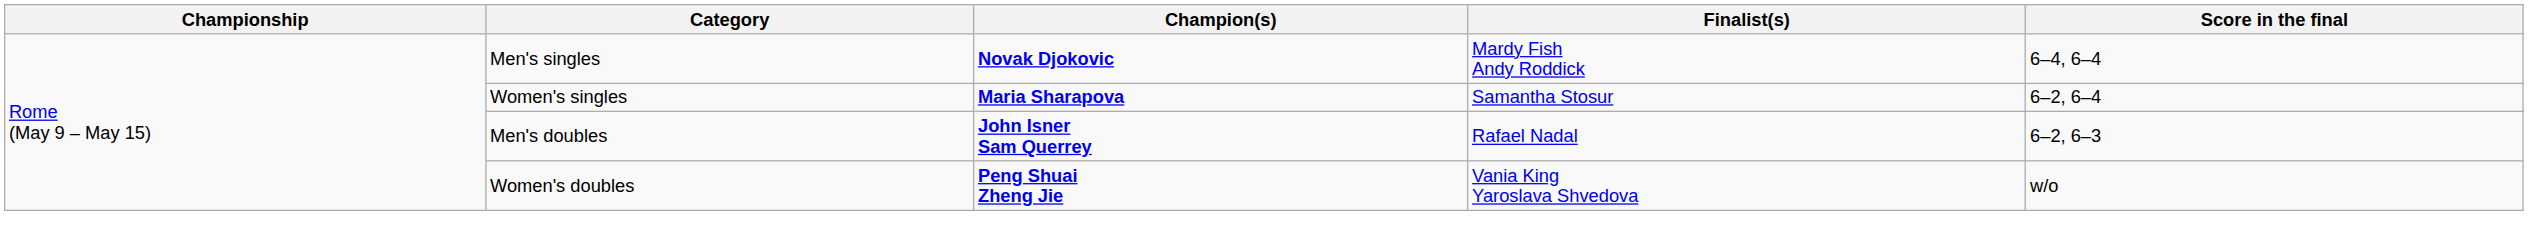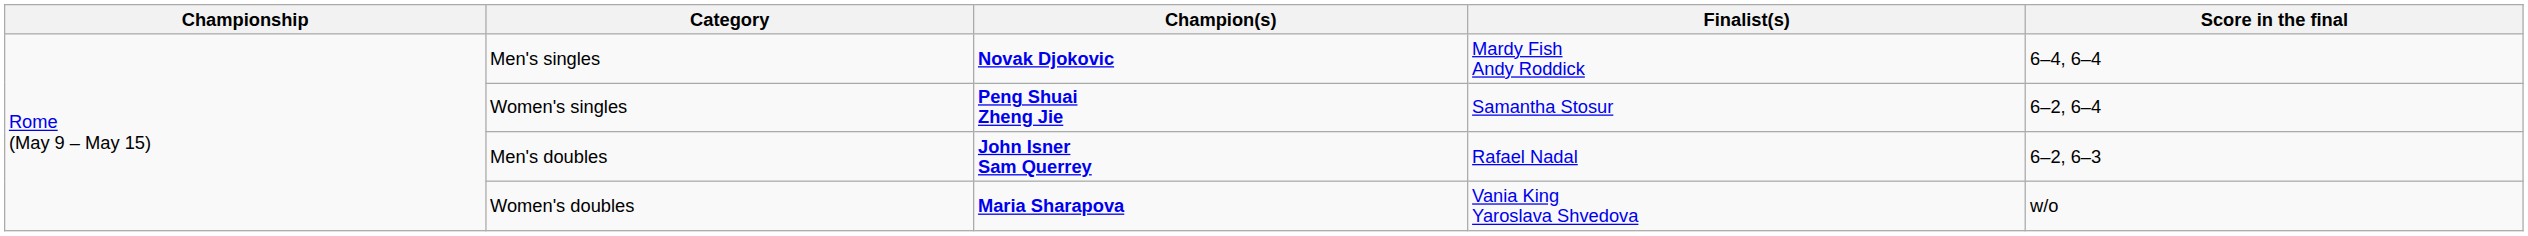(1051, 98) Maria Sharapova -> (1028, 108) Peng Shuai Zheng Jie
(1028, 186) Peng Shuai Zheng Jie -> (1051, 206) Maria Sharapova
